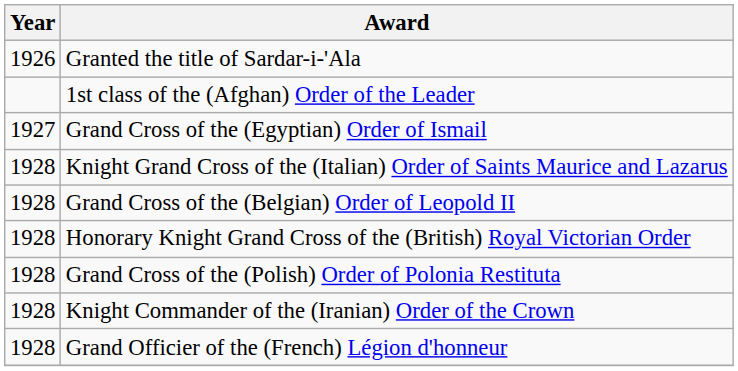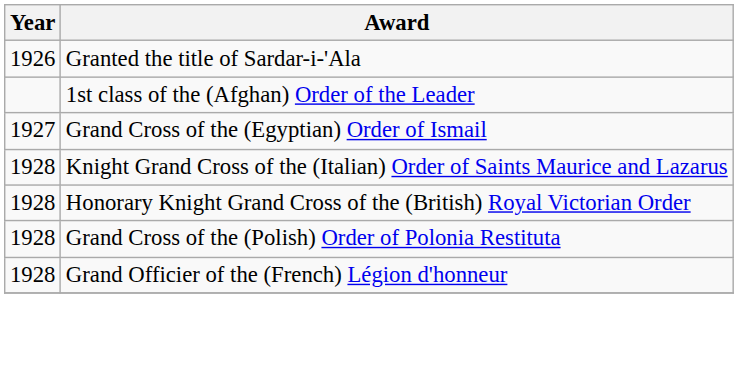- row: (290, 202)
- row: (320, 310)
